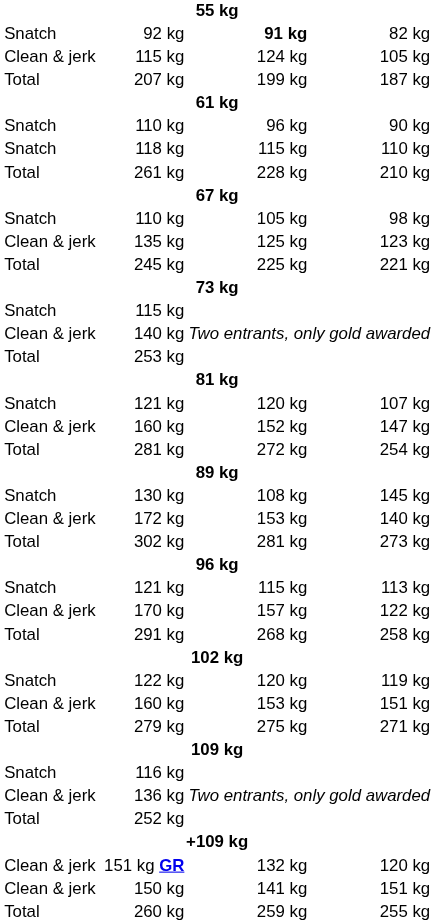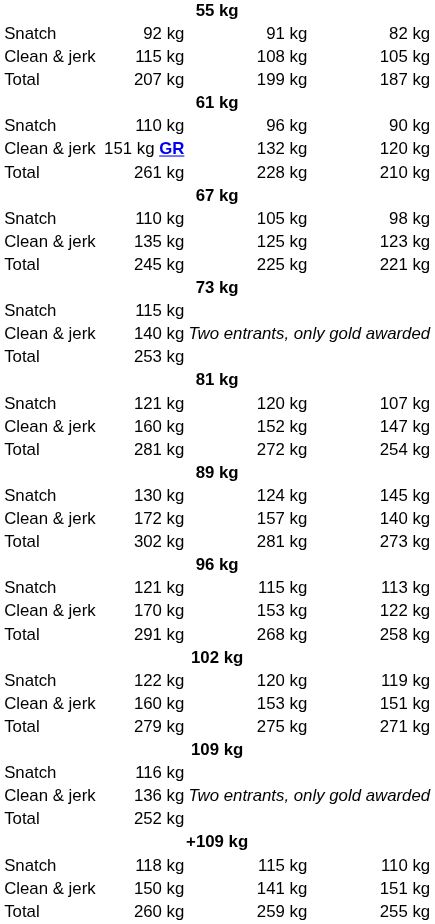(286, 33) bold -> (287, 33) normal
(282, 56) 124 kg -> (282, 56) 108 kg
rows swapped: (50, 865) <-> (30, 149)
(282, 495) 108 kg -> (282, 495) 124 kg
(282, 518) 153 kg -> (282, 518) 157 kg
(282, 611) 157 kg -> (282, 611) 153 kg
